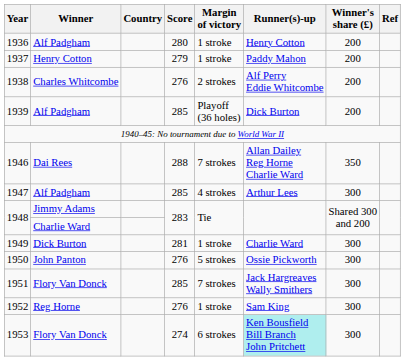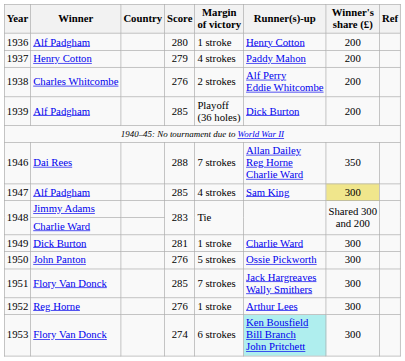(215, 59) 1 stroke -> (217, 59) 4 strokes
(272, 192) Arthur Lees -> (268, 192) Sam King
(353, 192) no background -> (353, 192) khaki background
(268, 306) Sam King -> (272, 306) Arthur Lees
